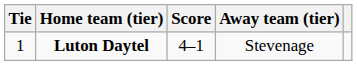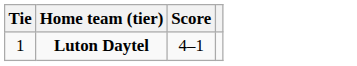- column: (279, 18)
